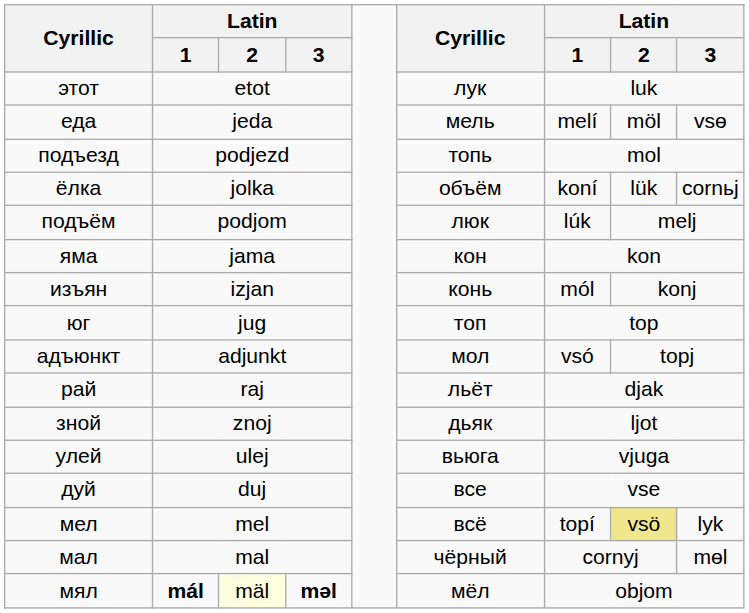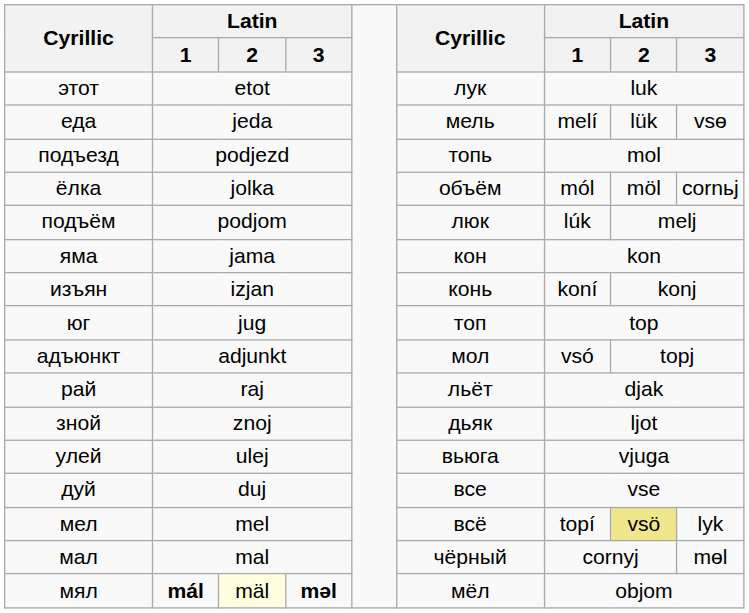(644, 121) möl -> (644, 121) lük
(577, 188) koní -> (577, 188) mól
(644, 188) lük -> (644, 188) möl
(577, 289) mól -> (577, 289) koní
